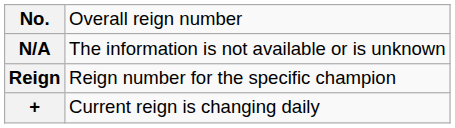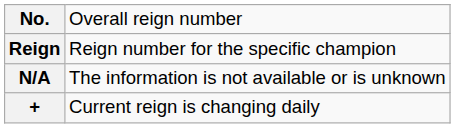rows swapped: (35, 78) <-> (35, 48)
